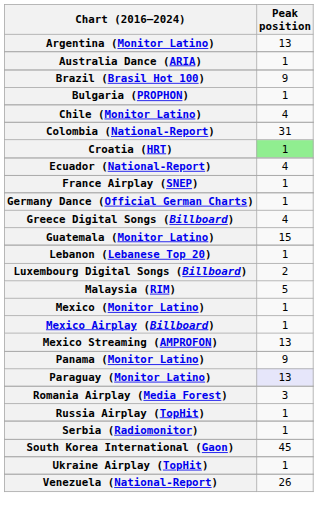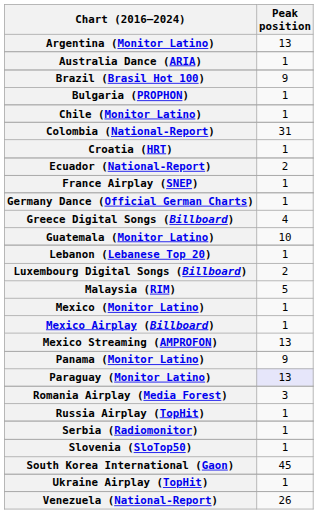(285, 114) 4 -> (285, 114) 1
(285, 149) lightgreen background -> (285, 149) no background
(285, 166) 4 -> (285, 166) 2
(285, 237) 15 -> (285, 237) 10
+ row: (130, 448)
